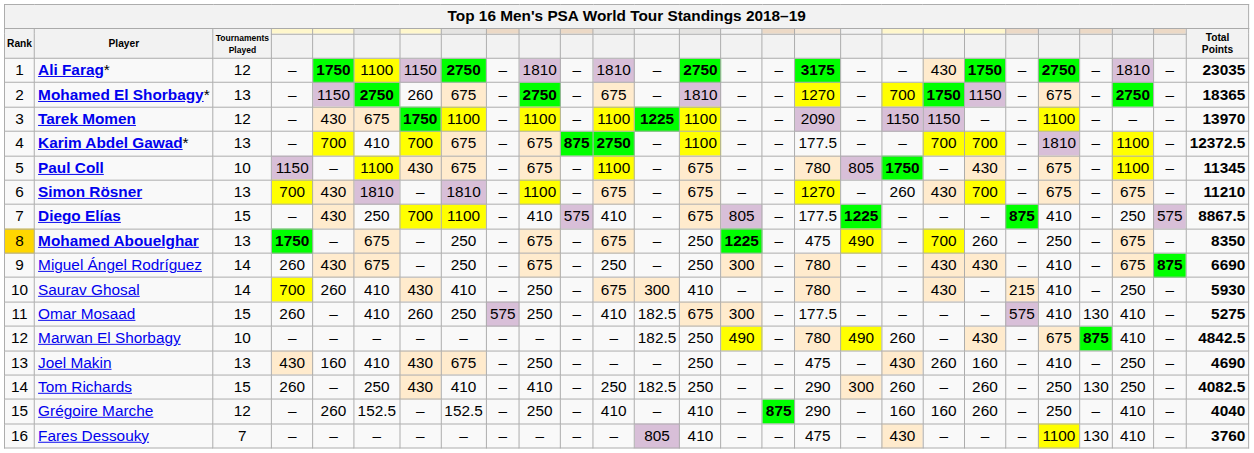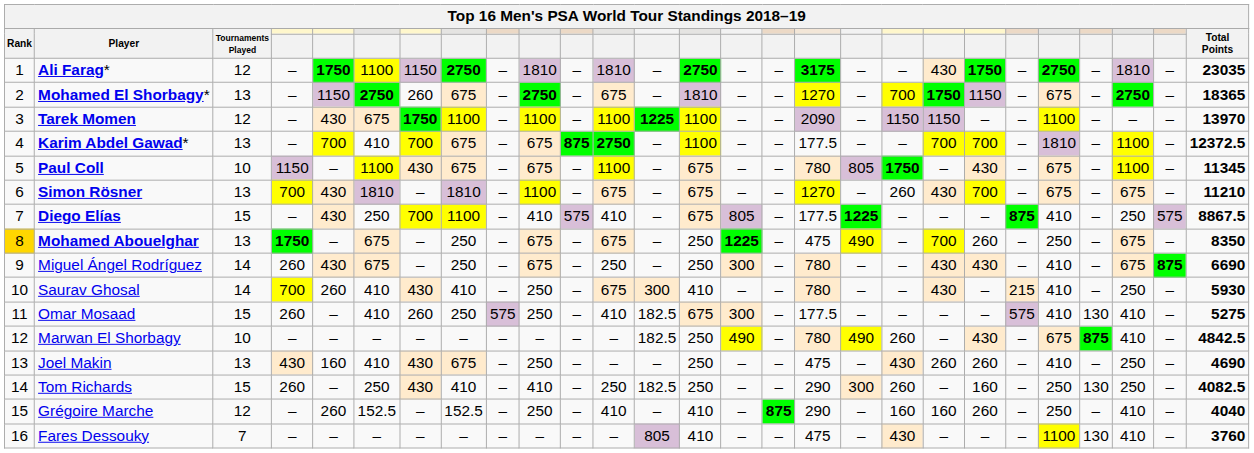(985, 362) 160 -> (985, 362) 260
(985, 387) 260 -> (985, 387) 160
